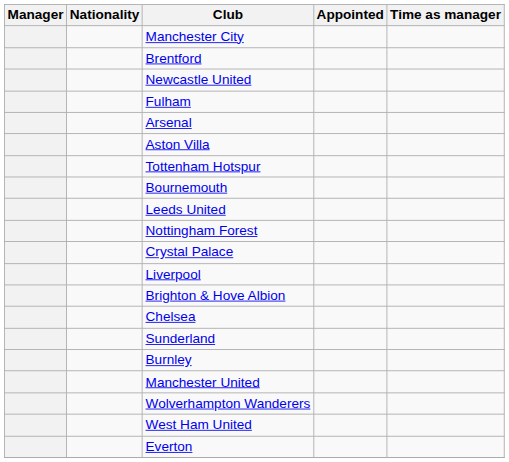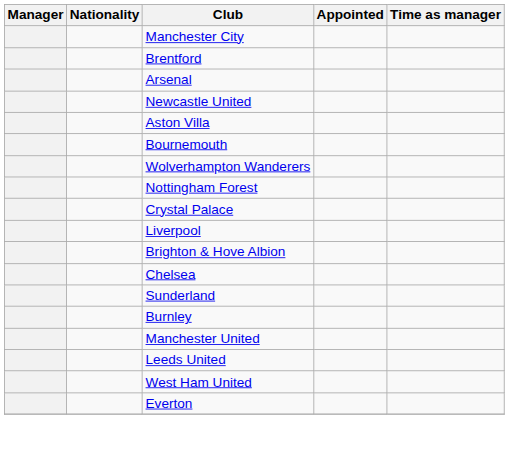rows swapped: (169, 123) <-> (198, 79)
- row: (168, 101)
- row: (203, 166)
rows swapped: (186, 209) <-> (228, 403)
